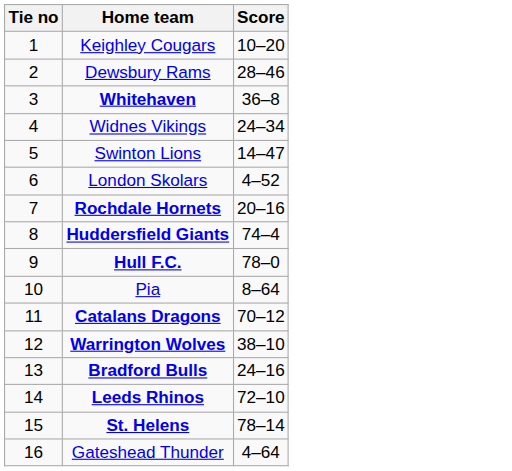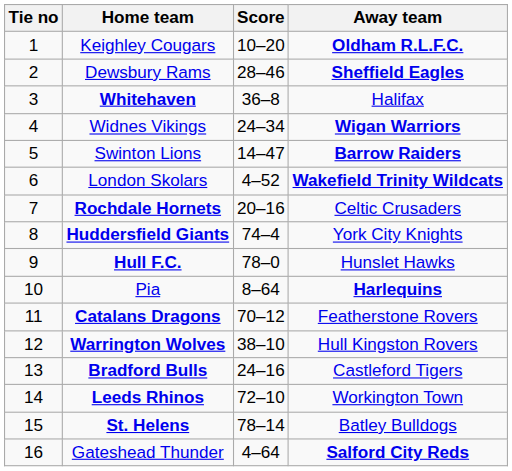+ column: (398, 18)
